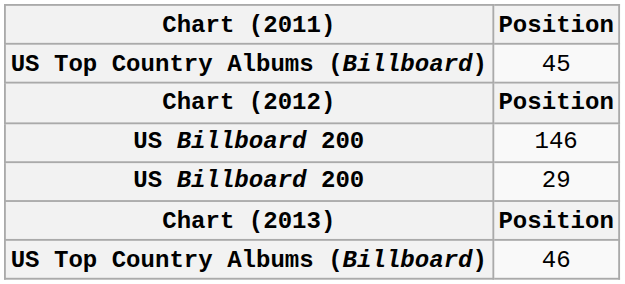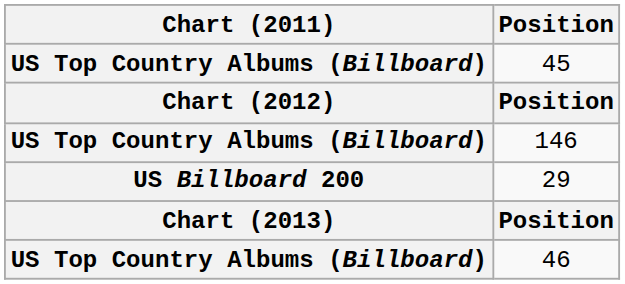(249, 142) US Billboard 200 -> (249, 142) US Top Country Albums (Billboard)
